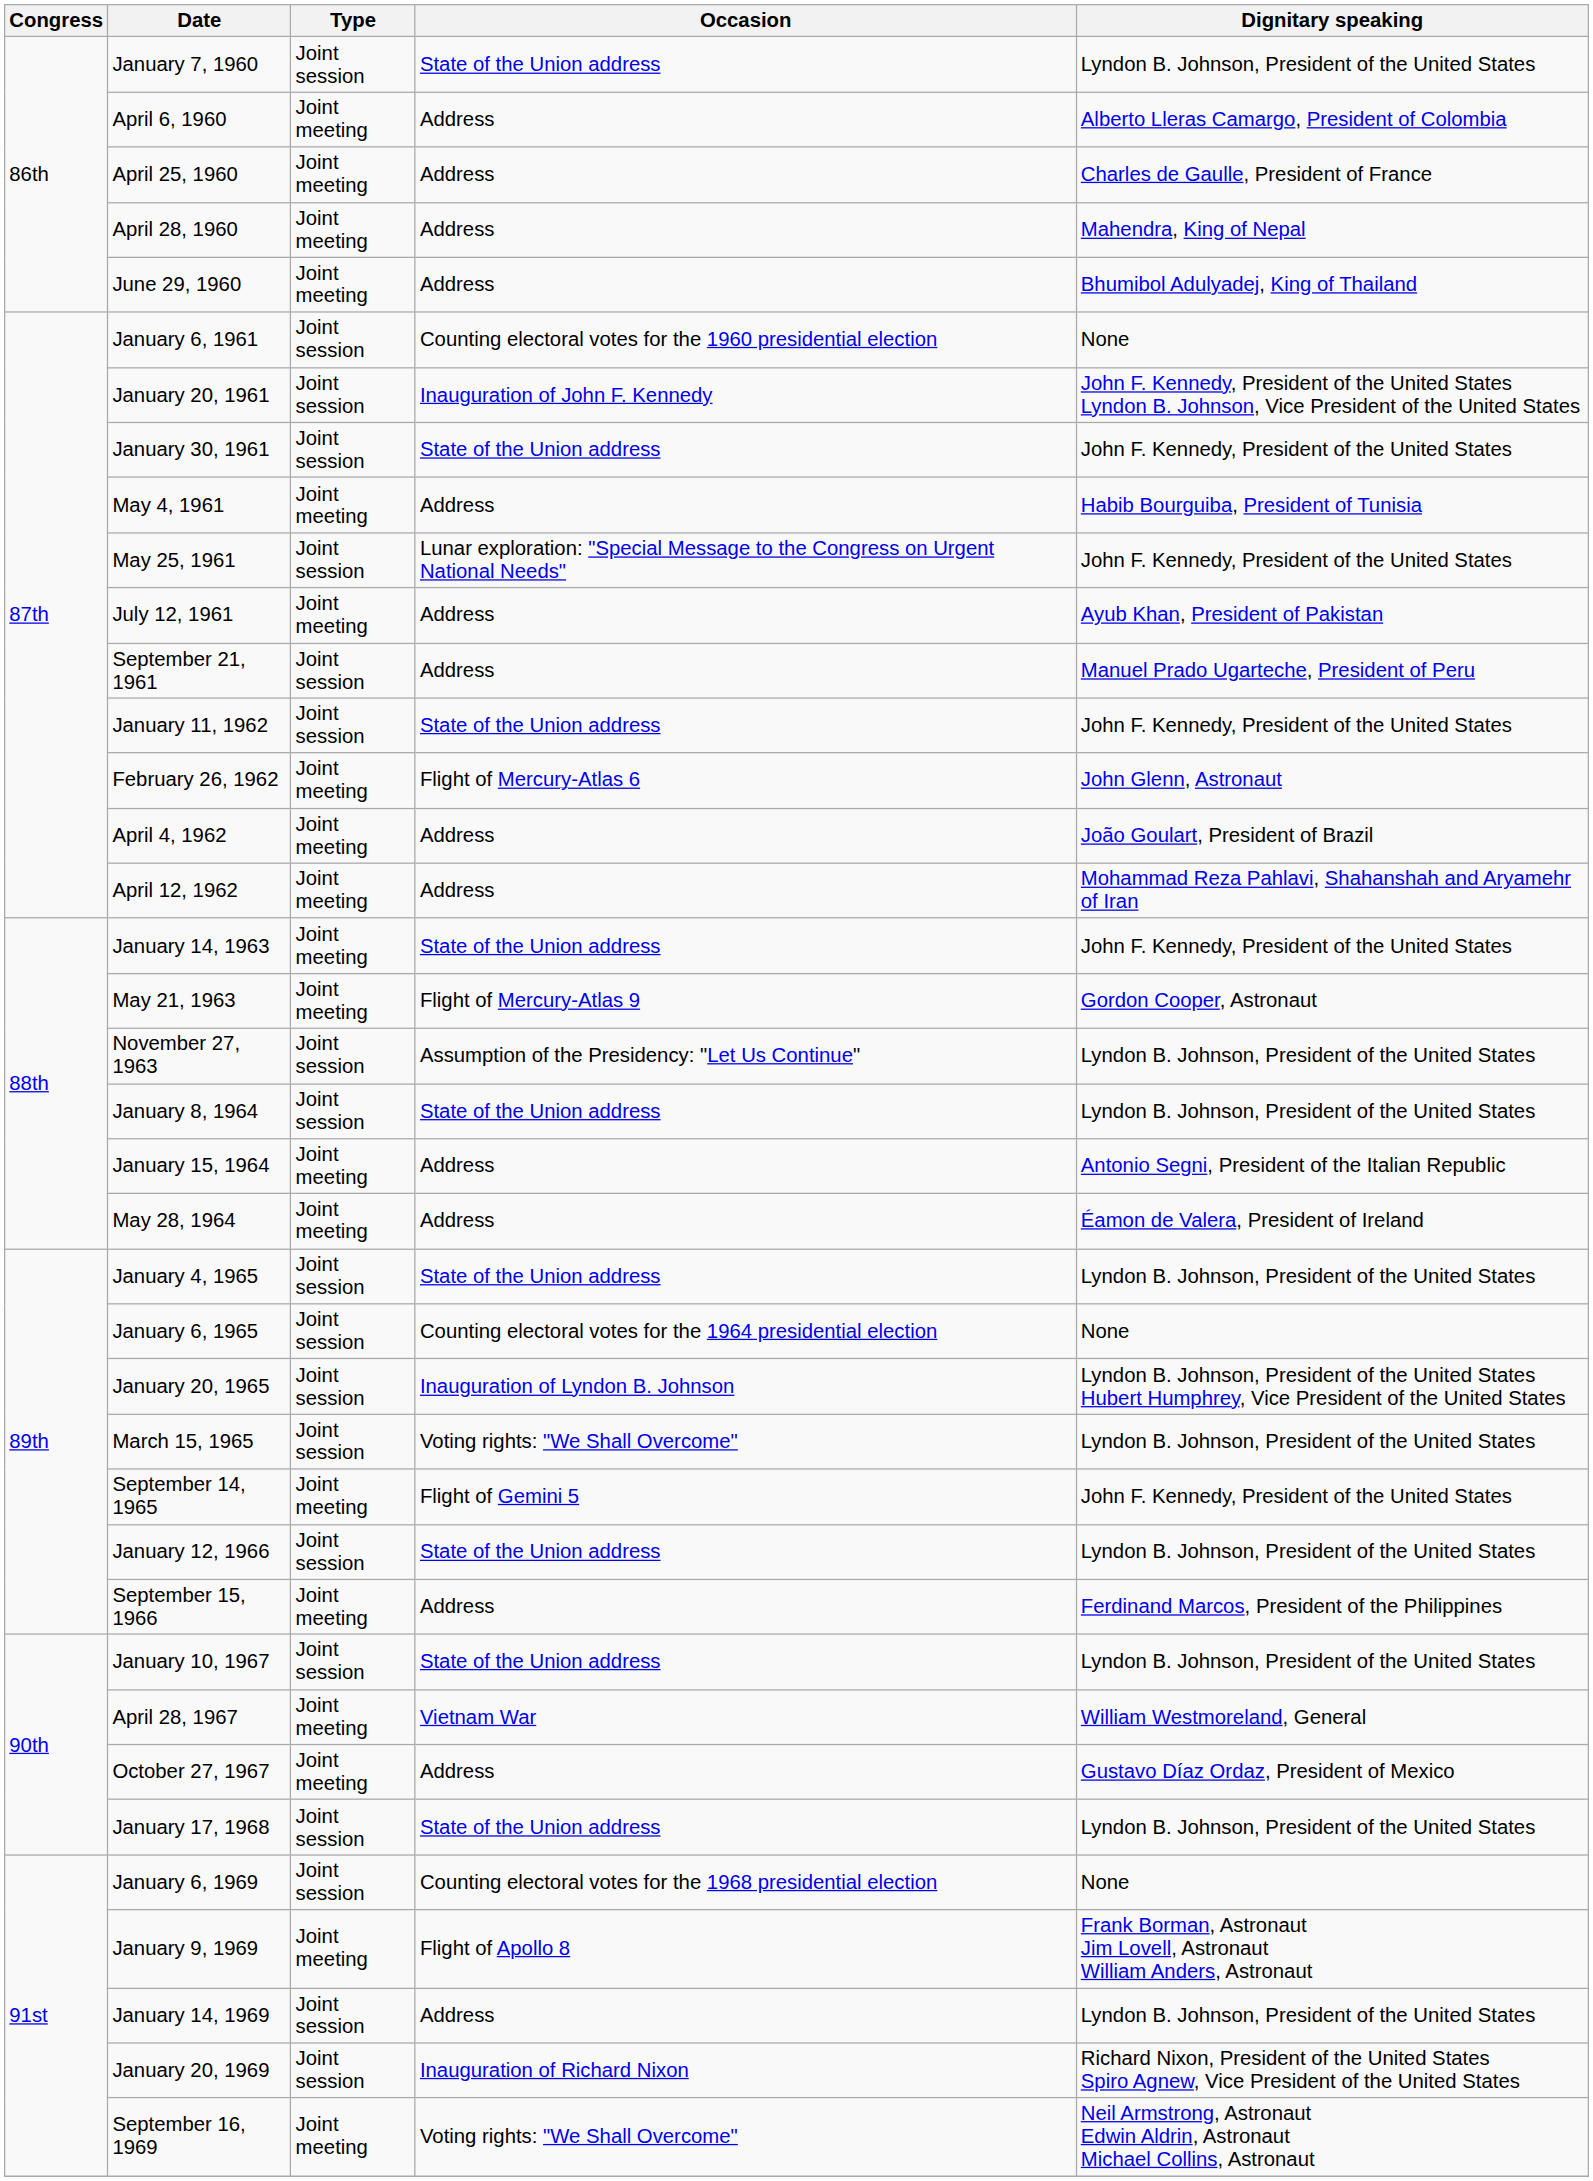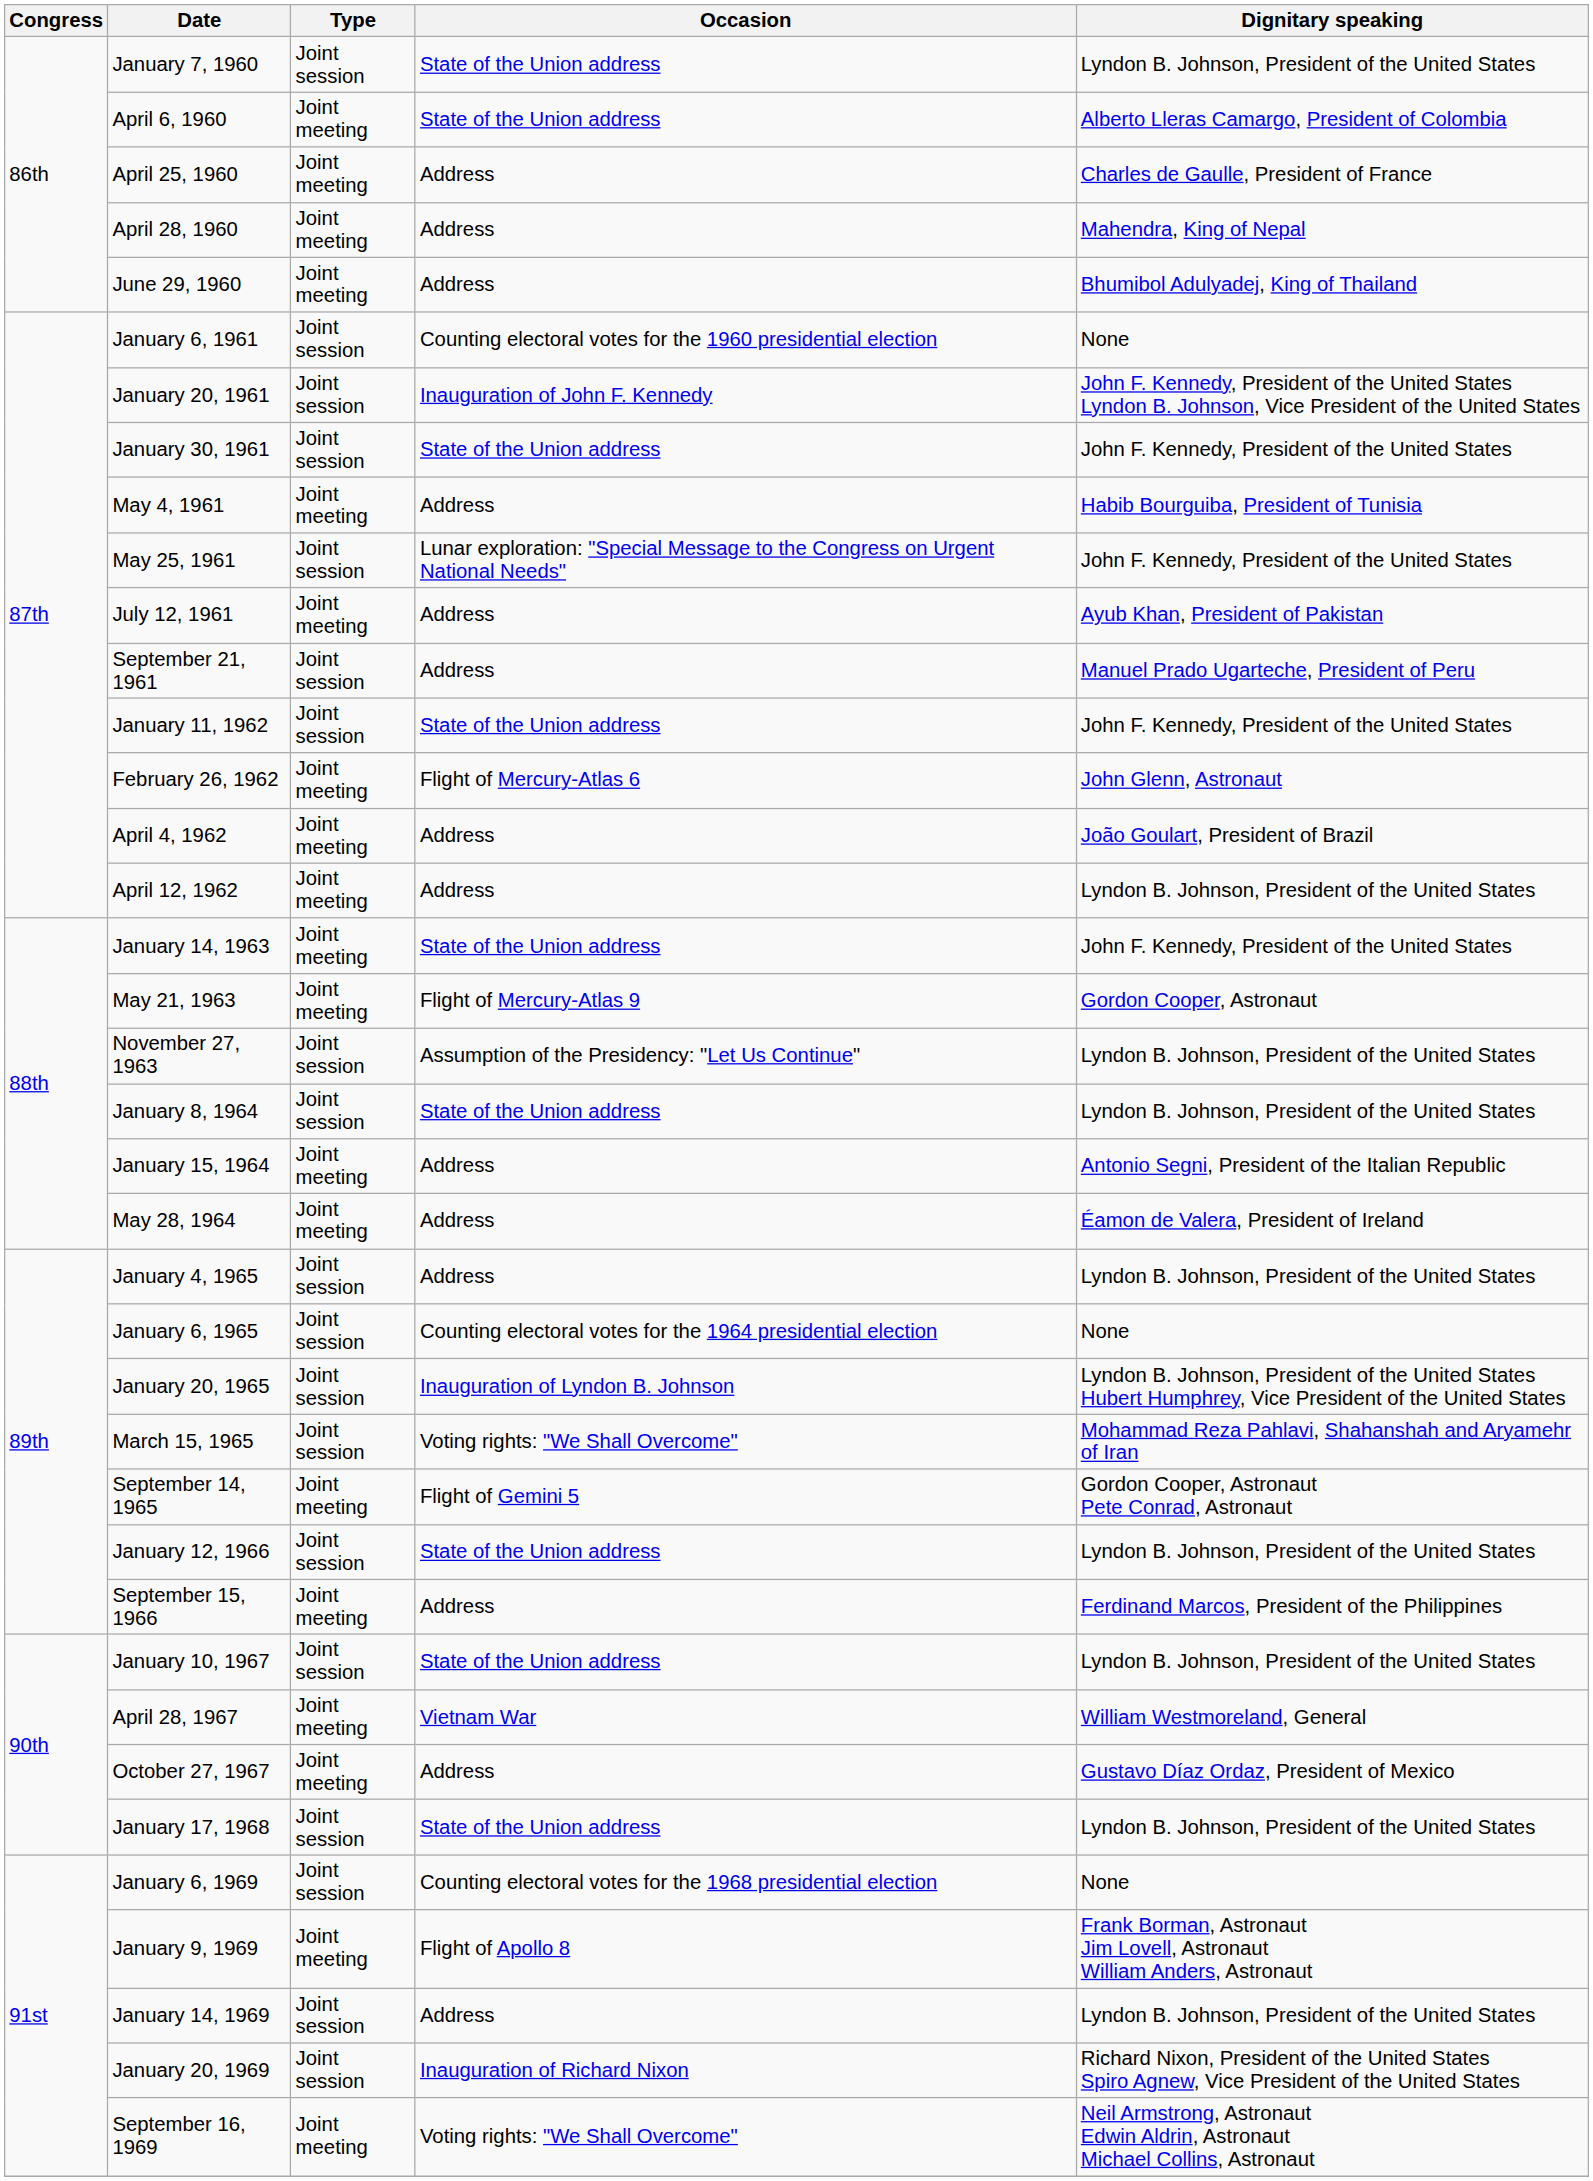(457, 119) Address -> (540, 119) State of the Union address
(1326, 890) Mohammad Reza Pahlavi, Shahanshah and Aryamehr of Iran -> (1308, 890) Lyndon B. Johnson, President of the United States
(540, 1276) State of the Union address -> (457, 1276) Address
(1308, 1441) Lyndon B. Johnson, President of the United States -> (1326, 1441) Mohammad Reza Pahlavi, Shahanshah and Aryamehr of Iran
(1296, 1496) John F. Kennedy, President of the United States -> (1199, 1496) Gordon Cooper, Astronaut Pete Conrad, Astronaut
